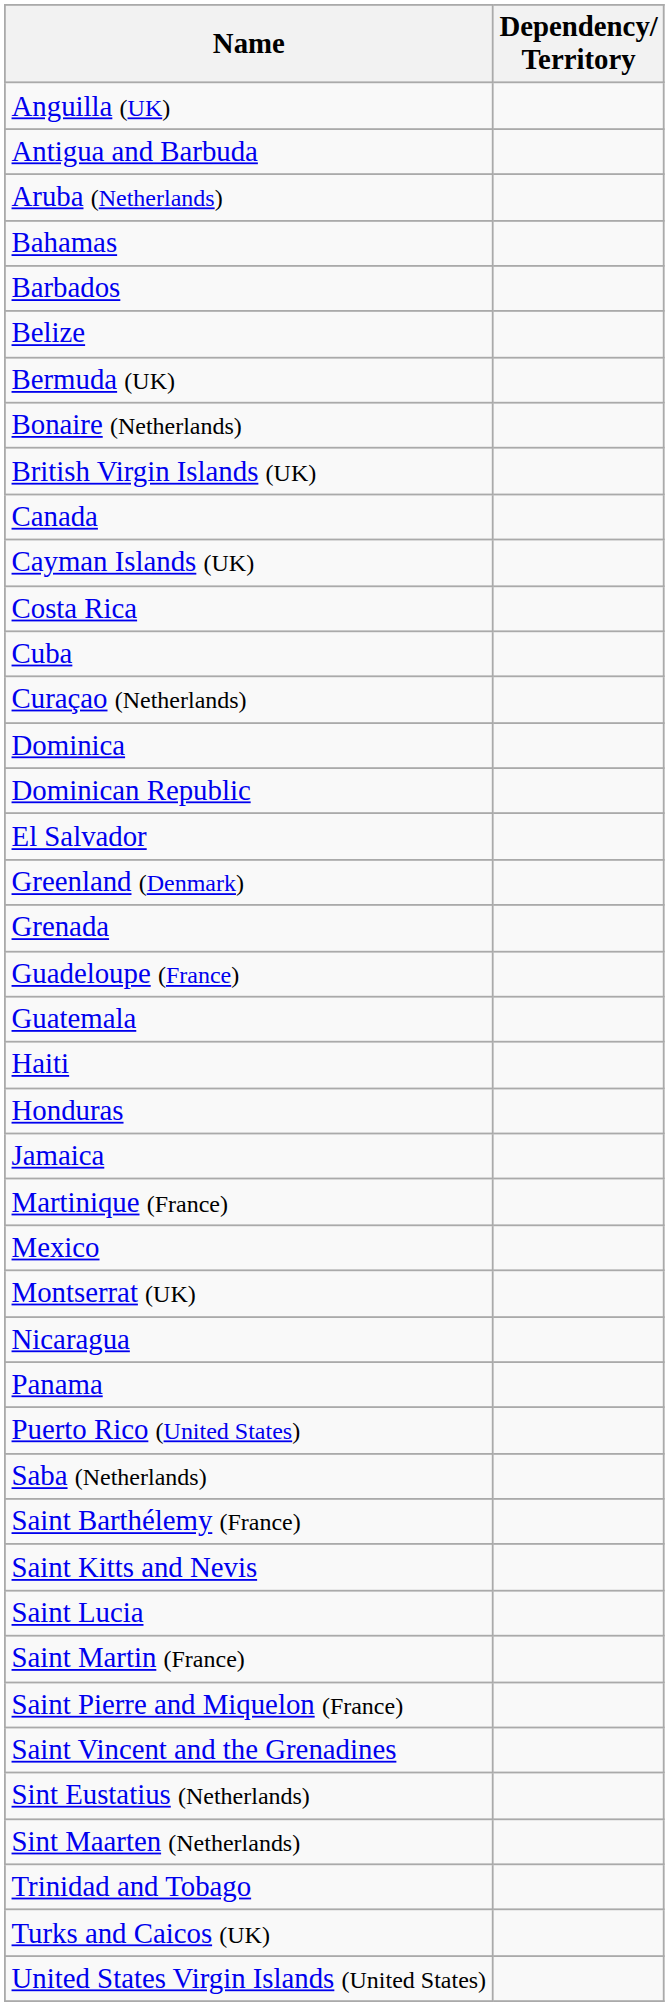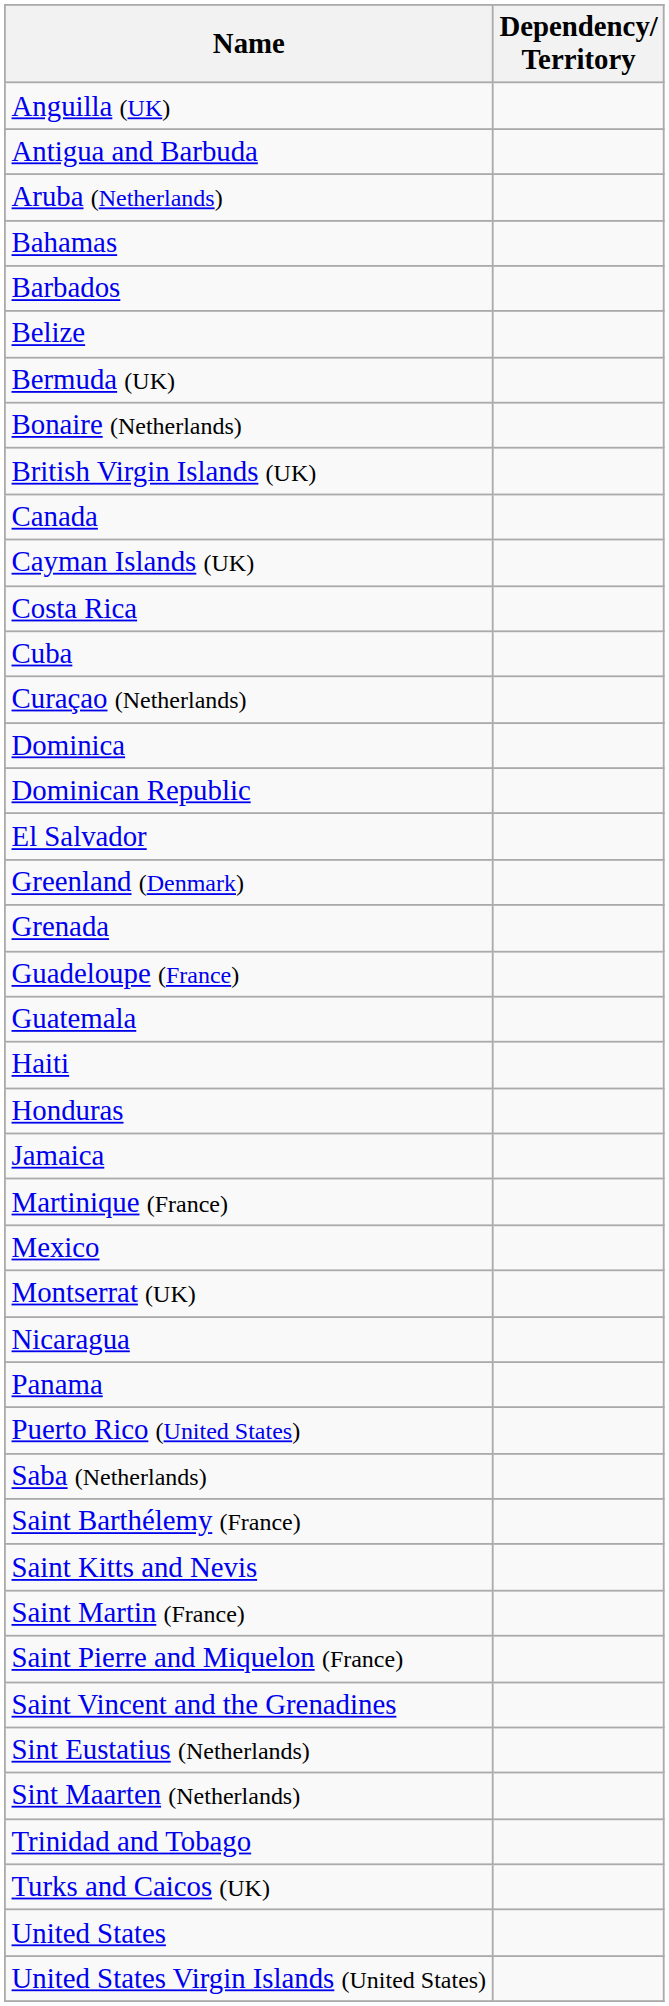- row: (78, 1612)
+ row: (89, 1932)
